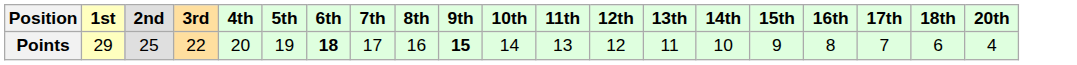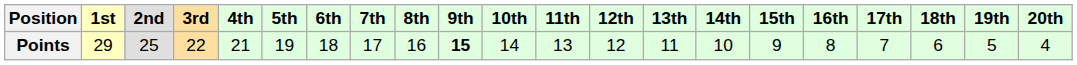+ column: (992, 18)
(240, 45) 20 -> (240, 45) 21
(328, 45) bold -> (328, 45) normal
